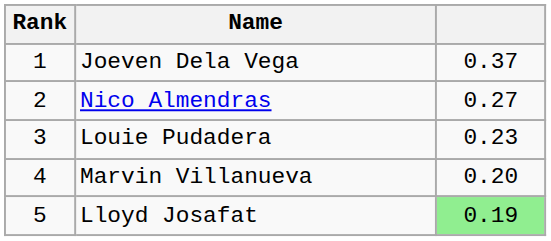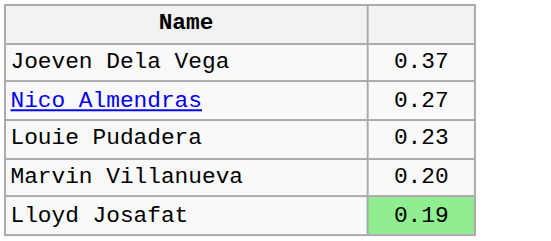- column: (40, 24)
